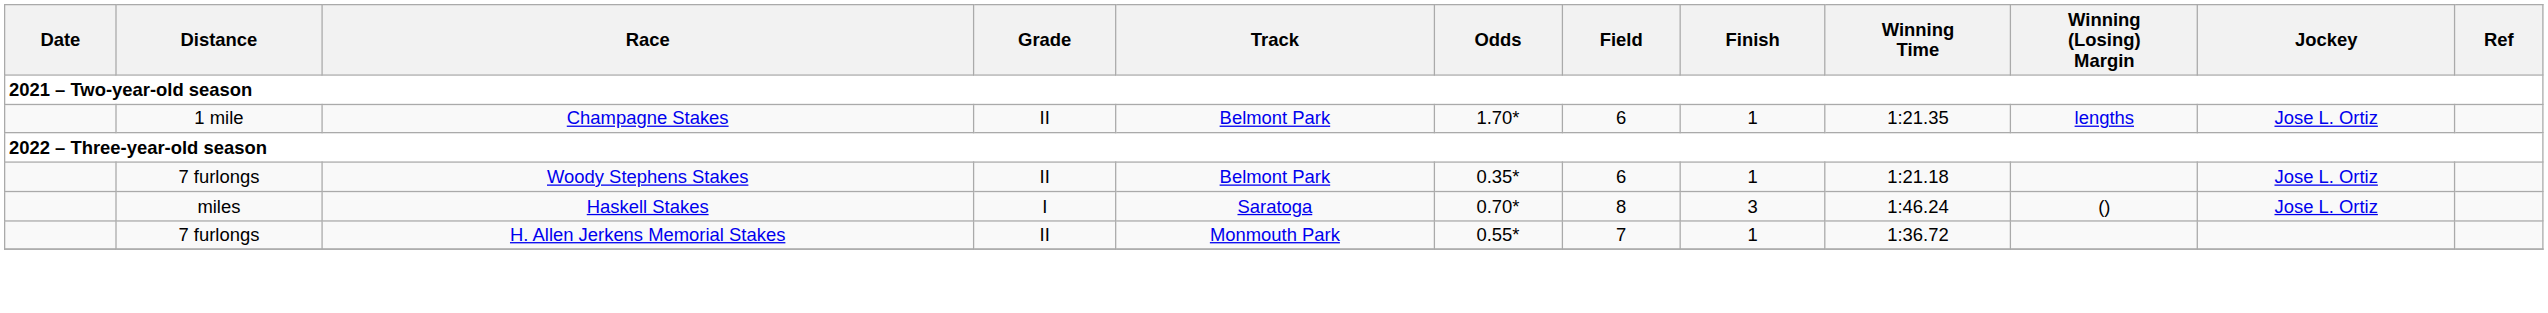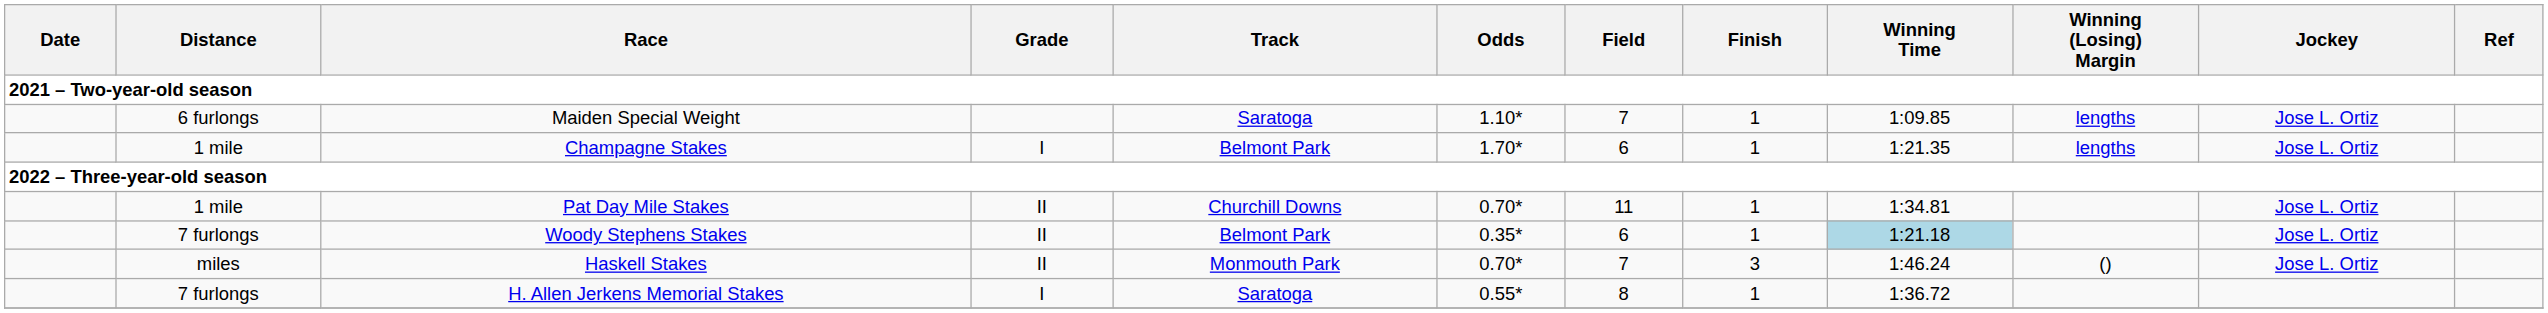+ row: (646, 119)
(1045, 119) II -> (1042, 148) I
+ row: (646, 206)
(1918, 177) no background -> (1920, 235) lightblue background
(1045, 206) I -> (1042, 264) II
(1275, 206) Saratoga -> (1275, 264) Monmouth Park
(1621, 206) 8 -> (1624, 264) 7
(1045, 235) II -> (1042, 294) I
(1275, 235) Monmouth Park -> (1275, 294) Saratoga
(1621, 235) 7 -> (1624, 294) 8
